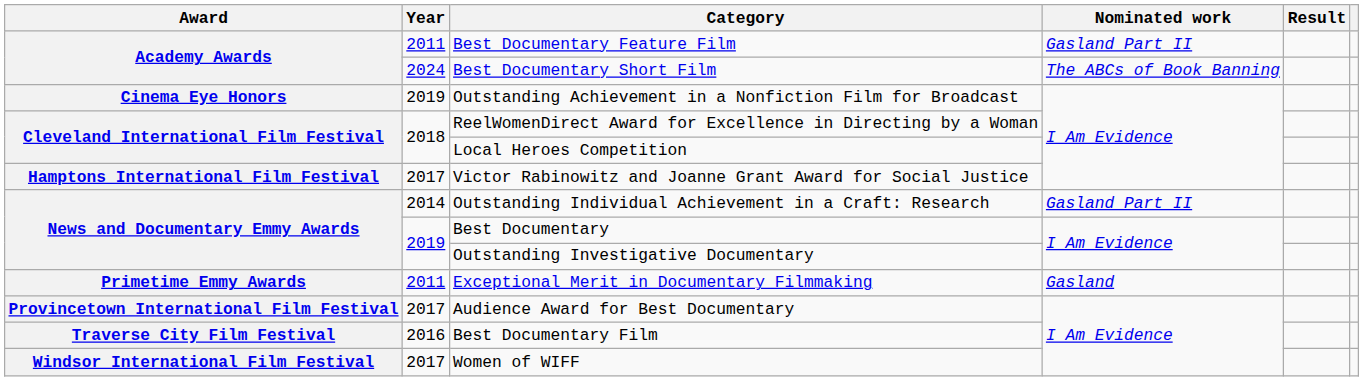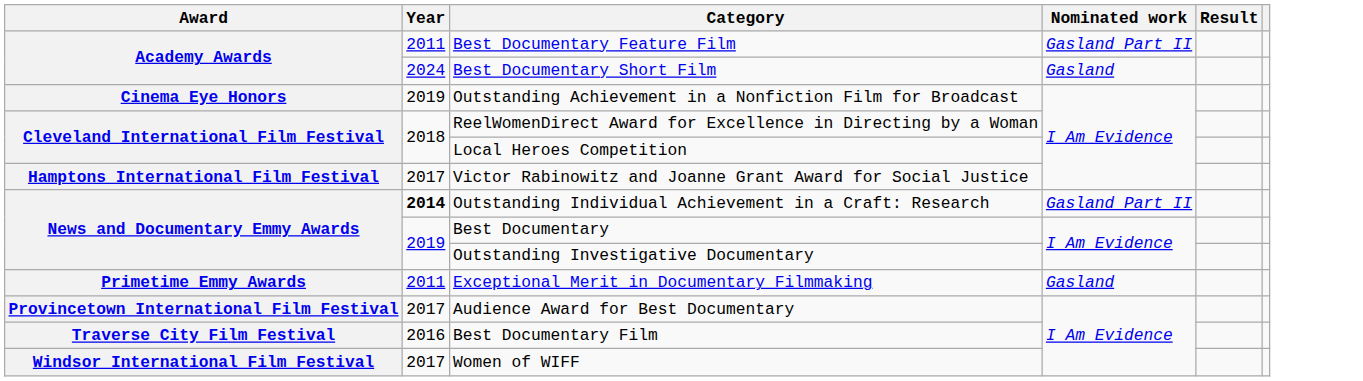(1163, 71) The ABCs of Book Banning -> (1080, 71) Gasland
(426, 203) normal -> (426, 203) bold
